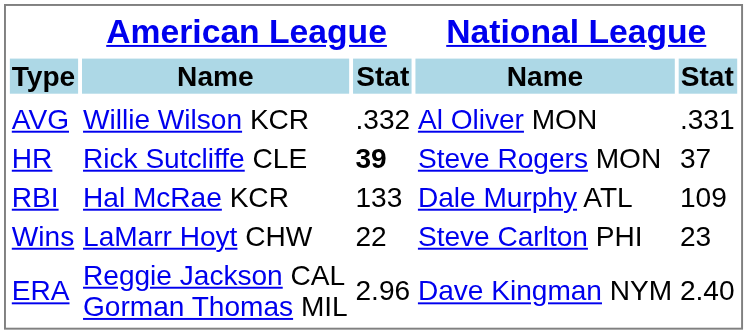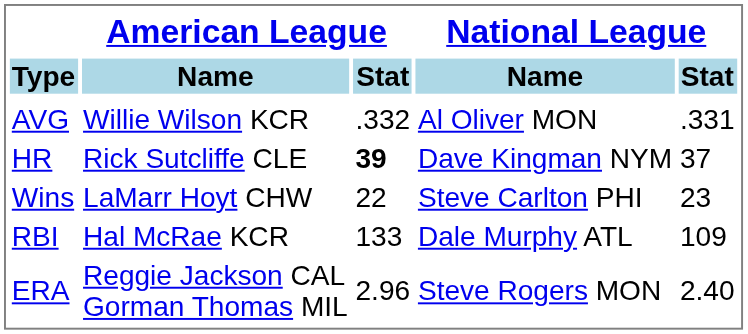(540, 158) Steve Rogers MON -> (545, 158) Dave Kingman NYM
rows swapped: (35, 197) <-> (43, 236)
(545, 291) Dave Kingman NYM -> (540, 291) Steve Rogers MON
